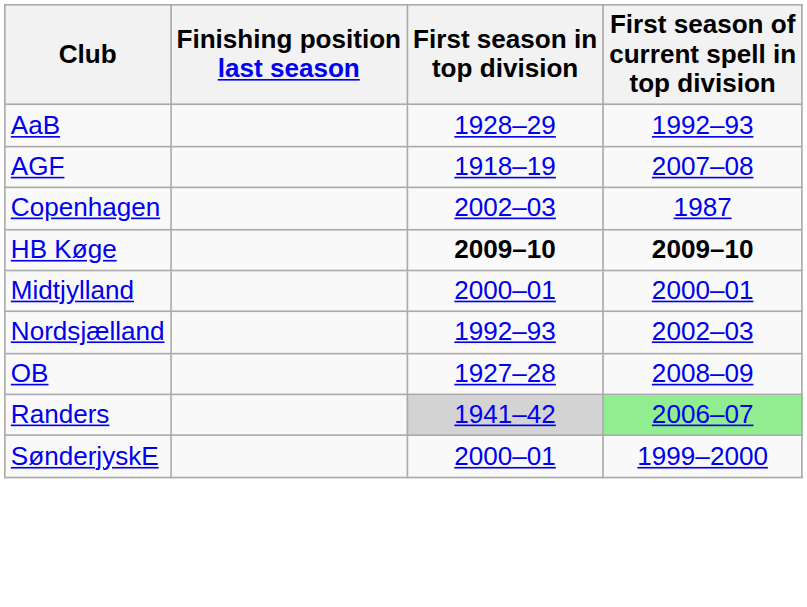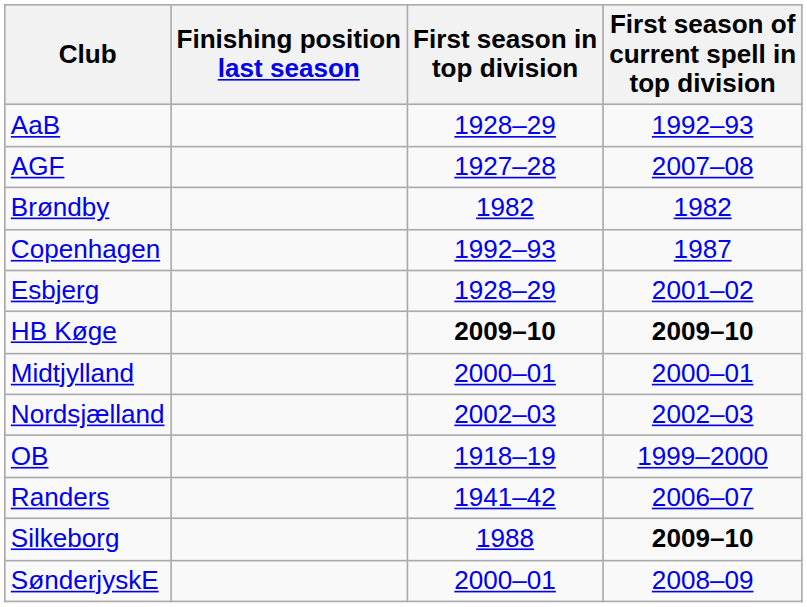(505, 166) 1918–19 -> (505, 166) 1927–28
+ row: (60, 207)
(505, 207) 2002–03 -> (505, 249) 1992–93
+ row: (55, 290)
(505, 332) 1992–93 -> (505, 414) 2002–03
(505, 373) 1927–28 -> (505, 456) 1918–19
(703, 373) 2008–09 -> (703, 456) 1999–2000
(505, 414) lightgrey background -> (505, 497) no background
(703, 414) lightgreen background -> (703, 497) no background
+ row: (65, 538)
(703, 456) 1999–2000 -> (703, 580) 2008–09
